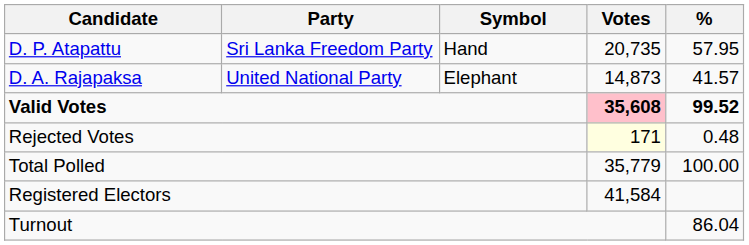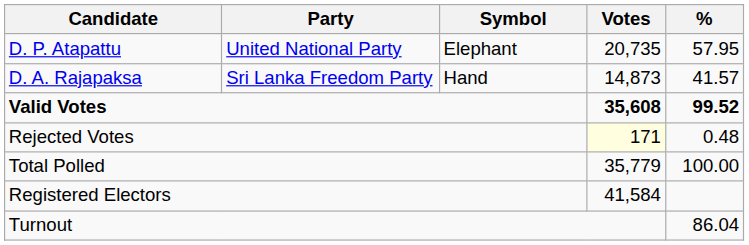(329, 48) Sri Lanka Freedom Party -> (314, 48) United National Party
(466, 48) Hand -> (480, 48) Elephant
(314, 78) United National Party -> (329, 78) Sri Lanka Freedom Party
(480, 78) Elephant -> (466, 78) Hand
(633, 107) pink background -> (633, 107) no background
